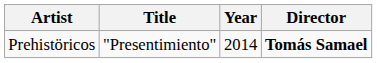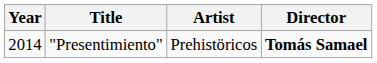columns swapped: (241, 17) <-> (52, 17)
